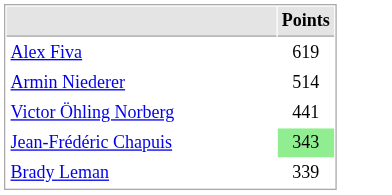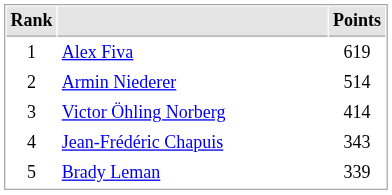+ column: (32, 20)
(306, 112) 441 -> (357, 112) 414
(306, 142) lightgreen background -> (357, 142) no background
